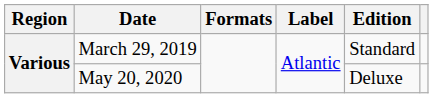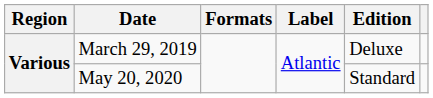(382, 48) Standard -> (376, 48) Deluxe
(376, 78) Deluxe -> (382, 78) Standard
